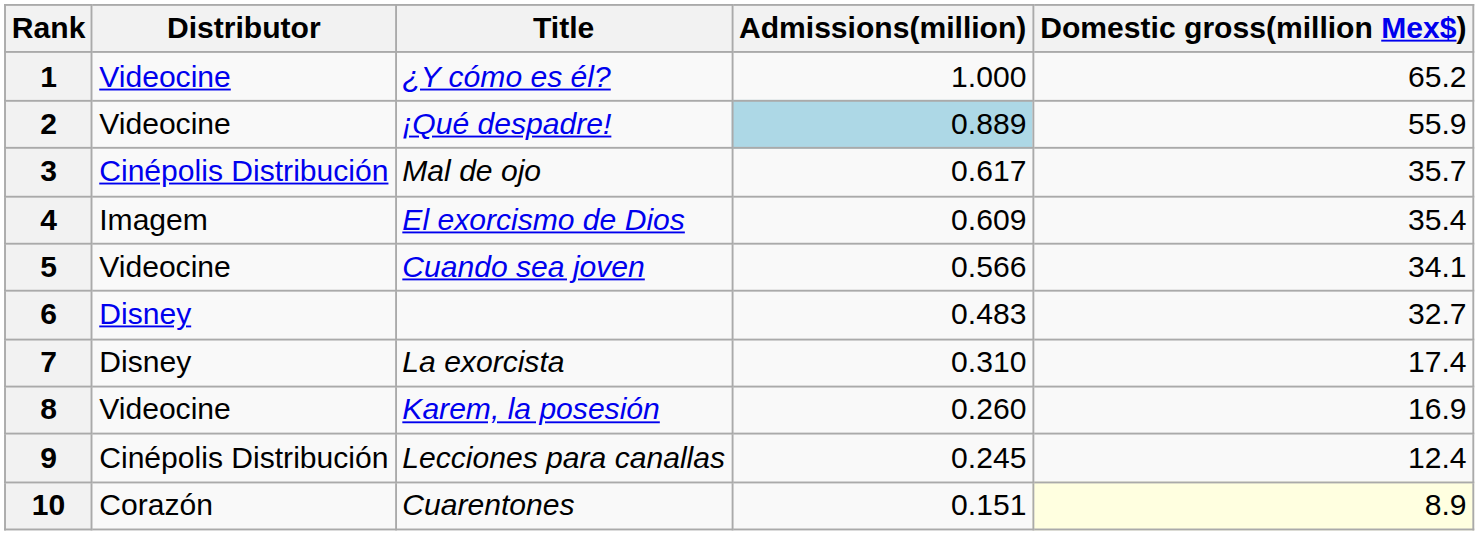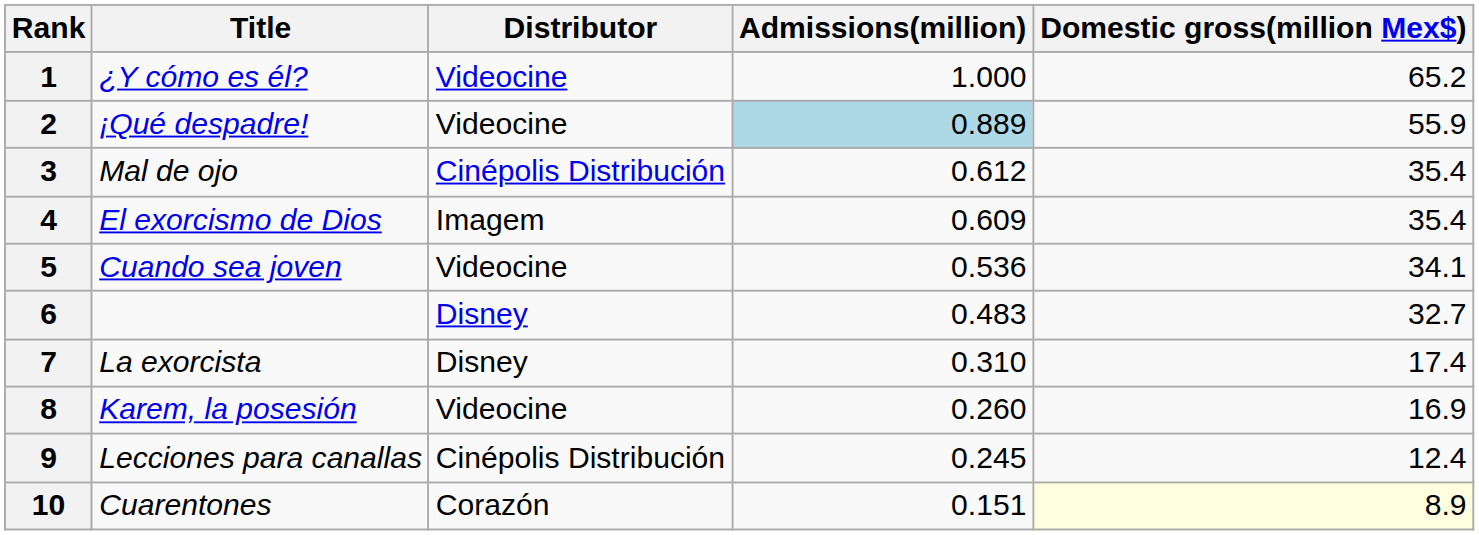columns swapped: (564, 28) <-> (244, 28)
(989, 171) 0.617 -> (989, 171) 0.612
(1437, 171) 35.7 -> (1437, 171) 35.4
(989, 266) 0.566 -> (989, 266) 0.536
